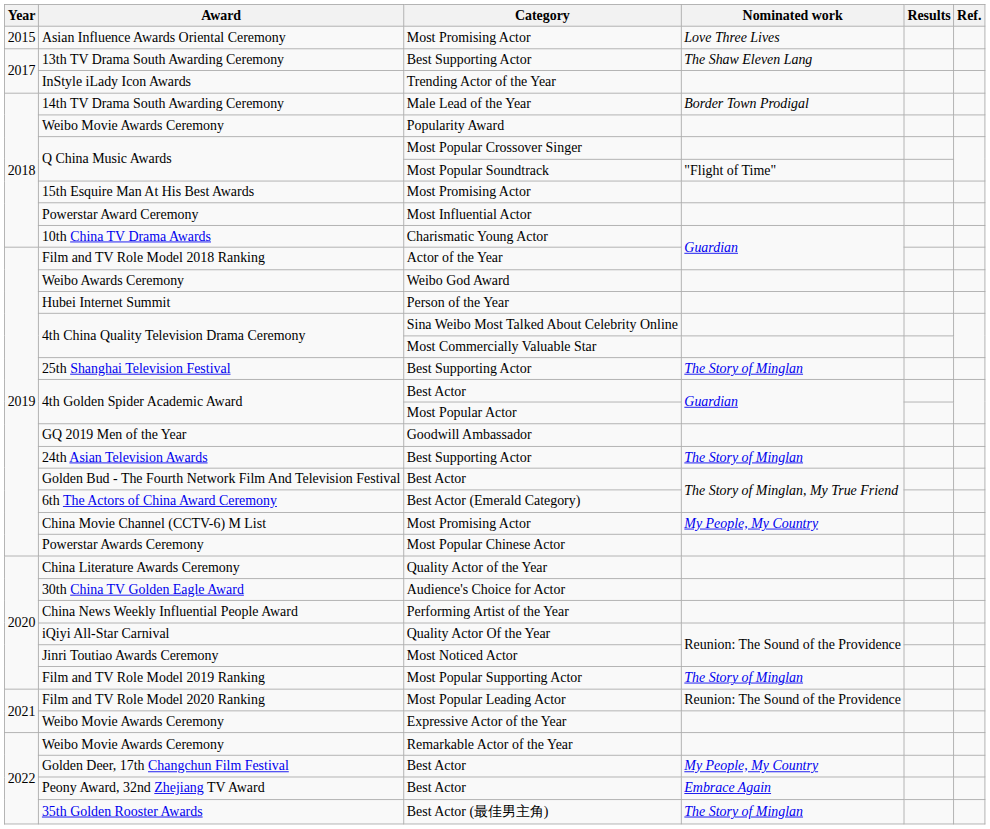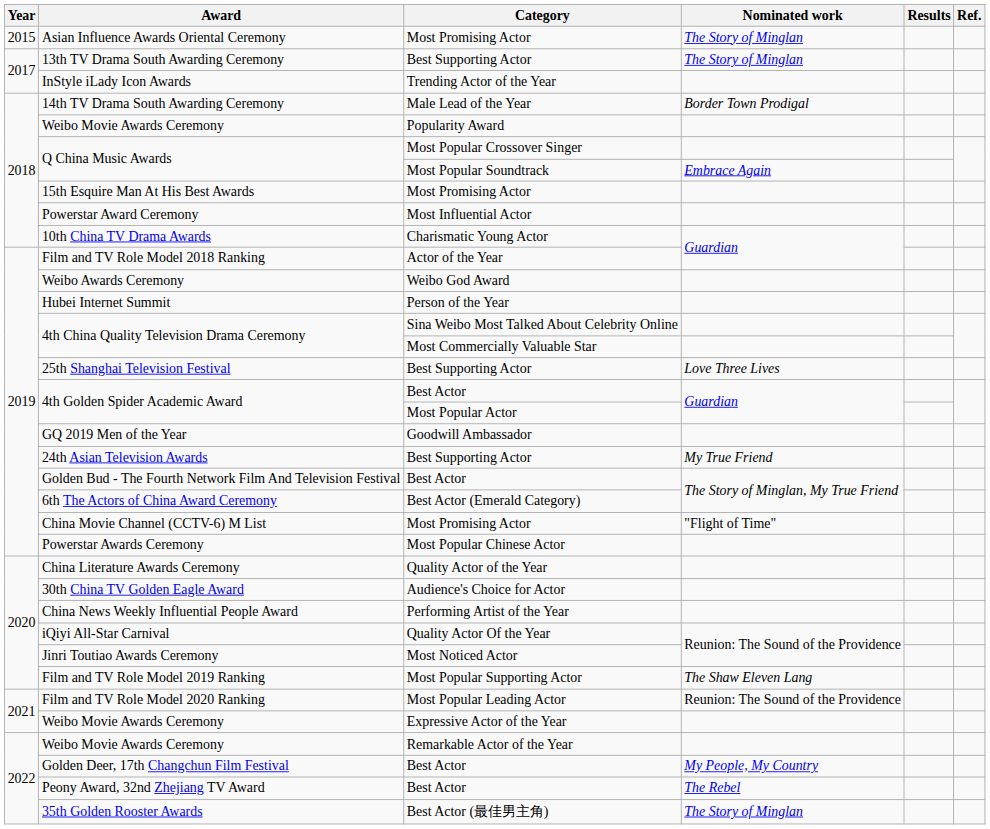(732, 37) Love Three Lives -> (744, 37) The Story of Minglan
(748, 59) The Shaw Eleven Lang -> (744, 59) The Story of Minglan
(730, 170) "Flight of Time" -> (728, 170) Embrace Again
(744, 368) The Story of Minglan -> (732, 368) Love Three Lives
(744, 457) The Story of Minglan -> (728, 457) My True Friend
(751, 523) My People, My Country -> (730, 523) "Flight of Time"
(744, 677) The Story of Minglan -> (748, 677) The Shaw Eleven Lang
(728, 788) Embrace Again -> (712, 788) The Rebel
